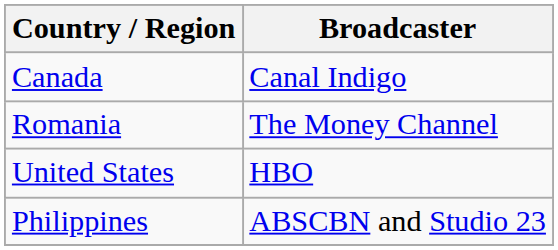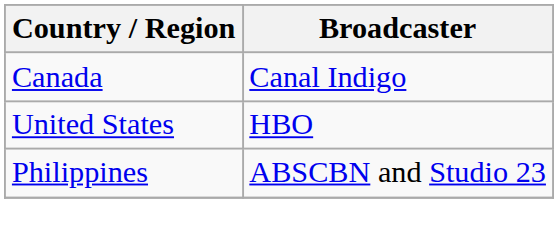- row: (67, 124)
